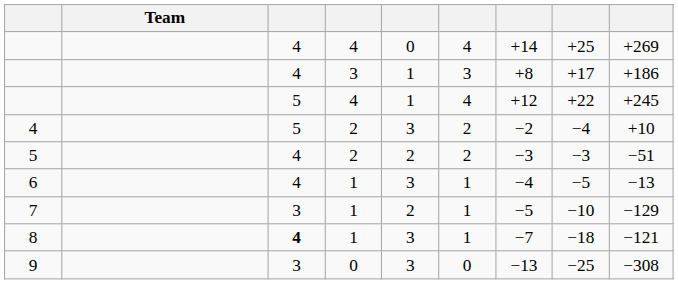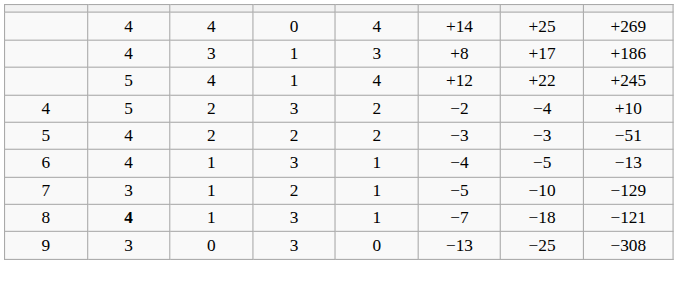- column: (165, 18)
